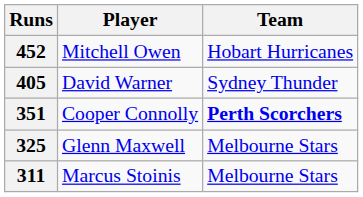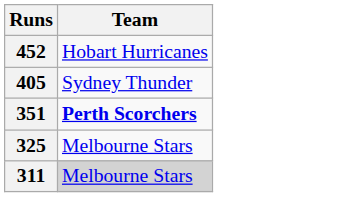- column: (130, 20)
(272, 176) no background -> (127, 176) lightgrey background
